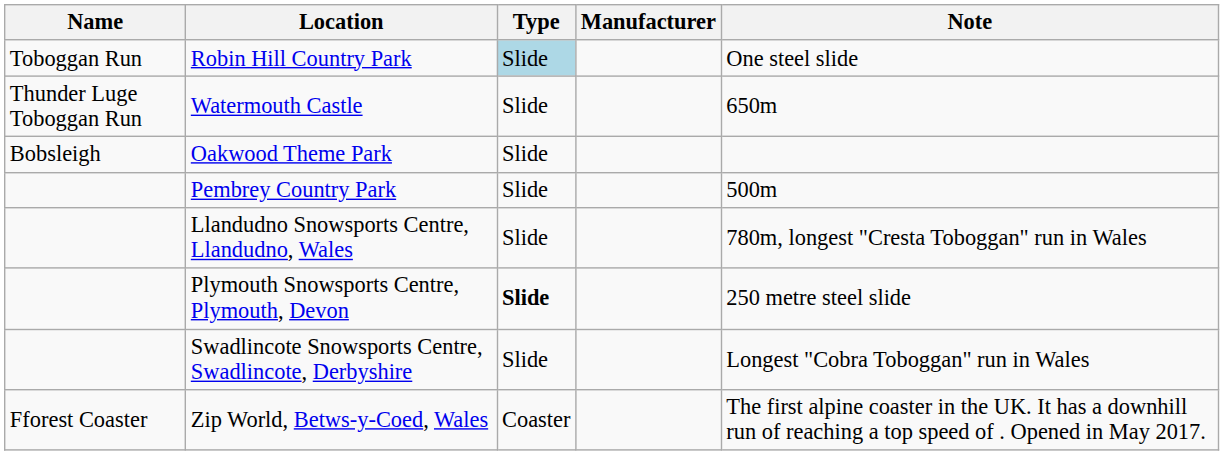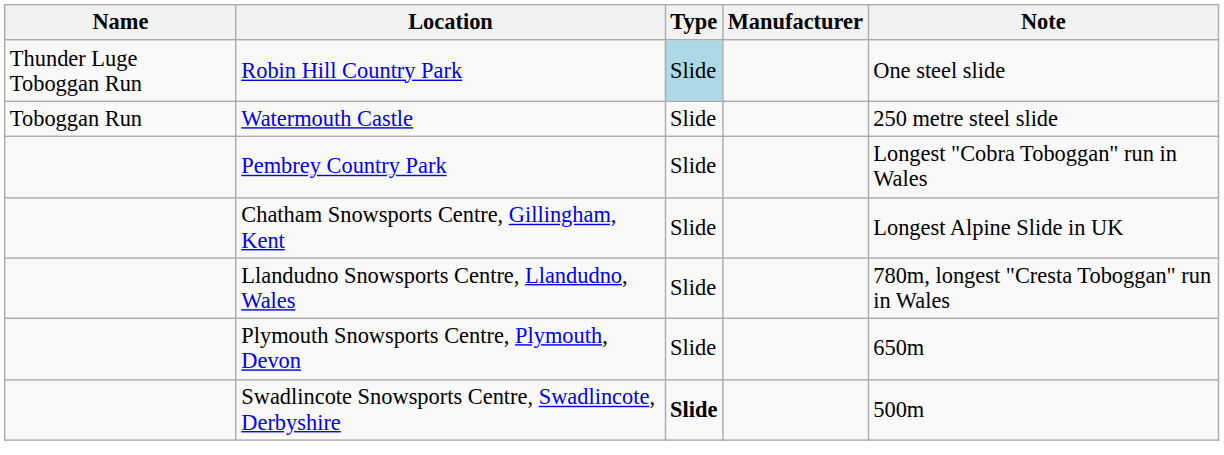(76, 57) Toboggan Run -> (76, 70) Thunder Luge Toboggan Run
(76, 105) Thunder Luge Toboggan Run -> (76, 118) Toboggan Run
(752, 105) 650m -> (966, 118) 250 metre steel slide
- row: (291, 154)
(752, 189) 500m -> (1025, 166) Longest "Cobra Toboggan" run in Wales
+ row: (429, 227)
(526, 298) bold -> (693, 348) normal
(819, 298) 250 metre steel slide -> (899, 348) 650m
(525, 359) normal -> (694, 409) bold
(908, 359) Longest "Cobra Toboggan" run in Wales -> (899, 409) 500m
- row: (339, 419)
